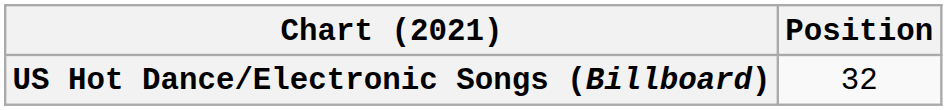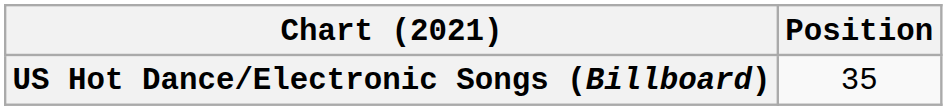(859, 81) 32 -> (859, 81) 35
